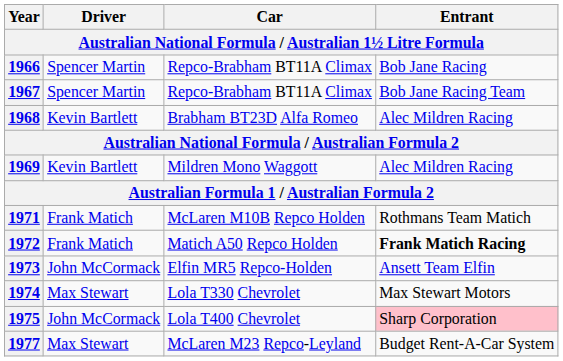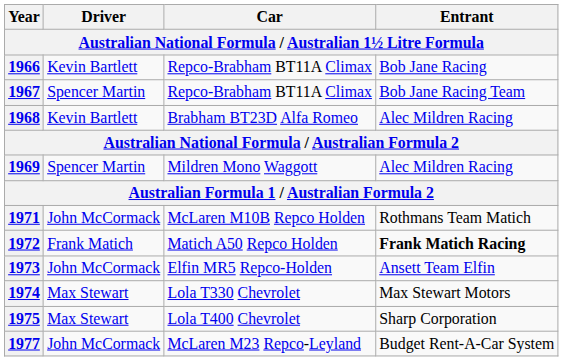(96, 67) Spencer Martin -> (92, 67) Kevin Bartlett
(92, 167) Kevin Bartlett -> (96, 167) Spencer Martin
(90, 218) Frank Matich -> (104, 218) John McCormack
(104, 318) John McCormack -> (88, 318) Max Stewart
(438, 318) pink background -> (438, 318) no background
(88, 343) Max Stewart -> (104, 343) John McCormack
